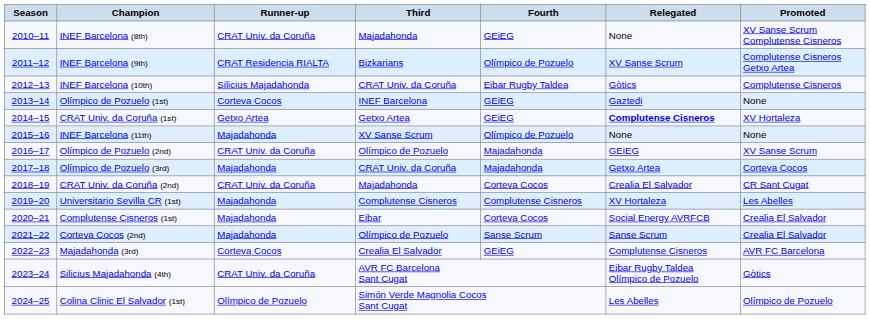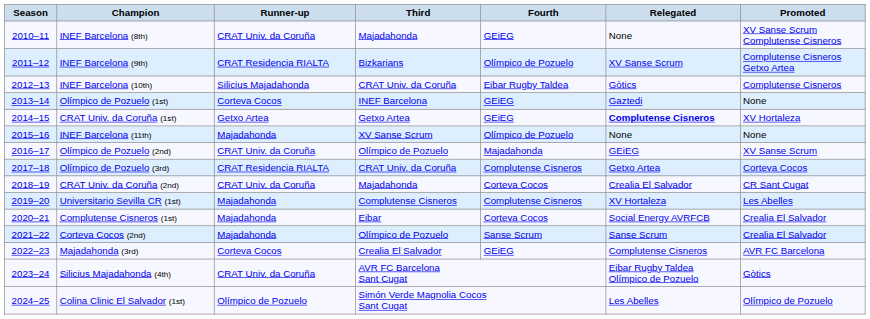(247, 168) Majadahonda -> (273, 168) CRAT Residencia RIALTA
(513, 168) Majadahonda -> (533, 168) Complutense Cisneros
